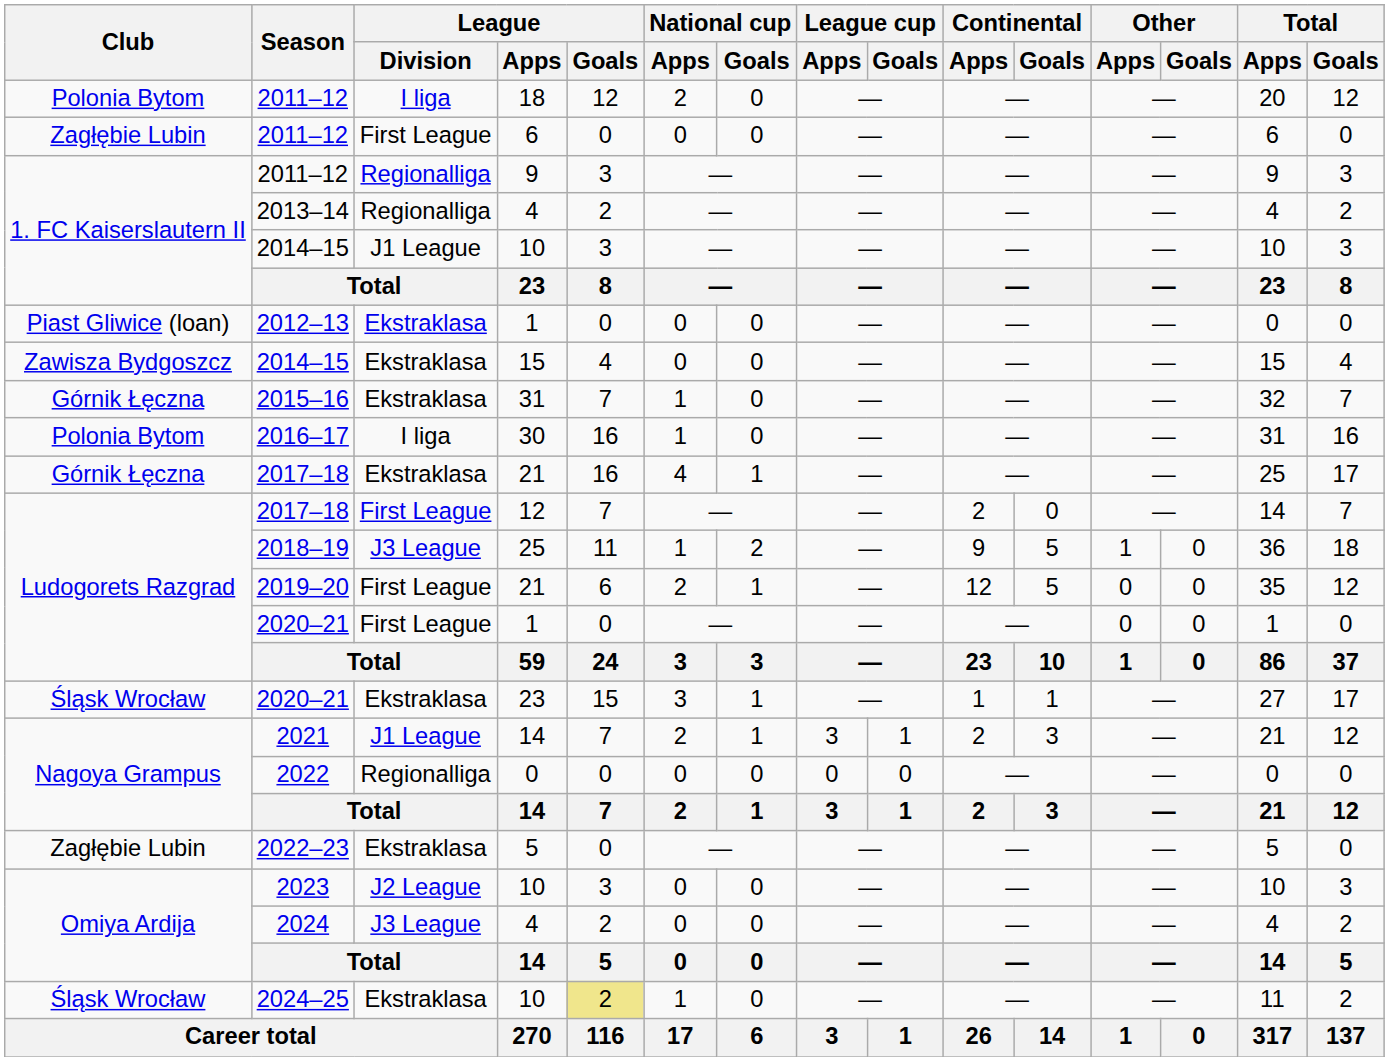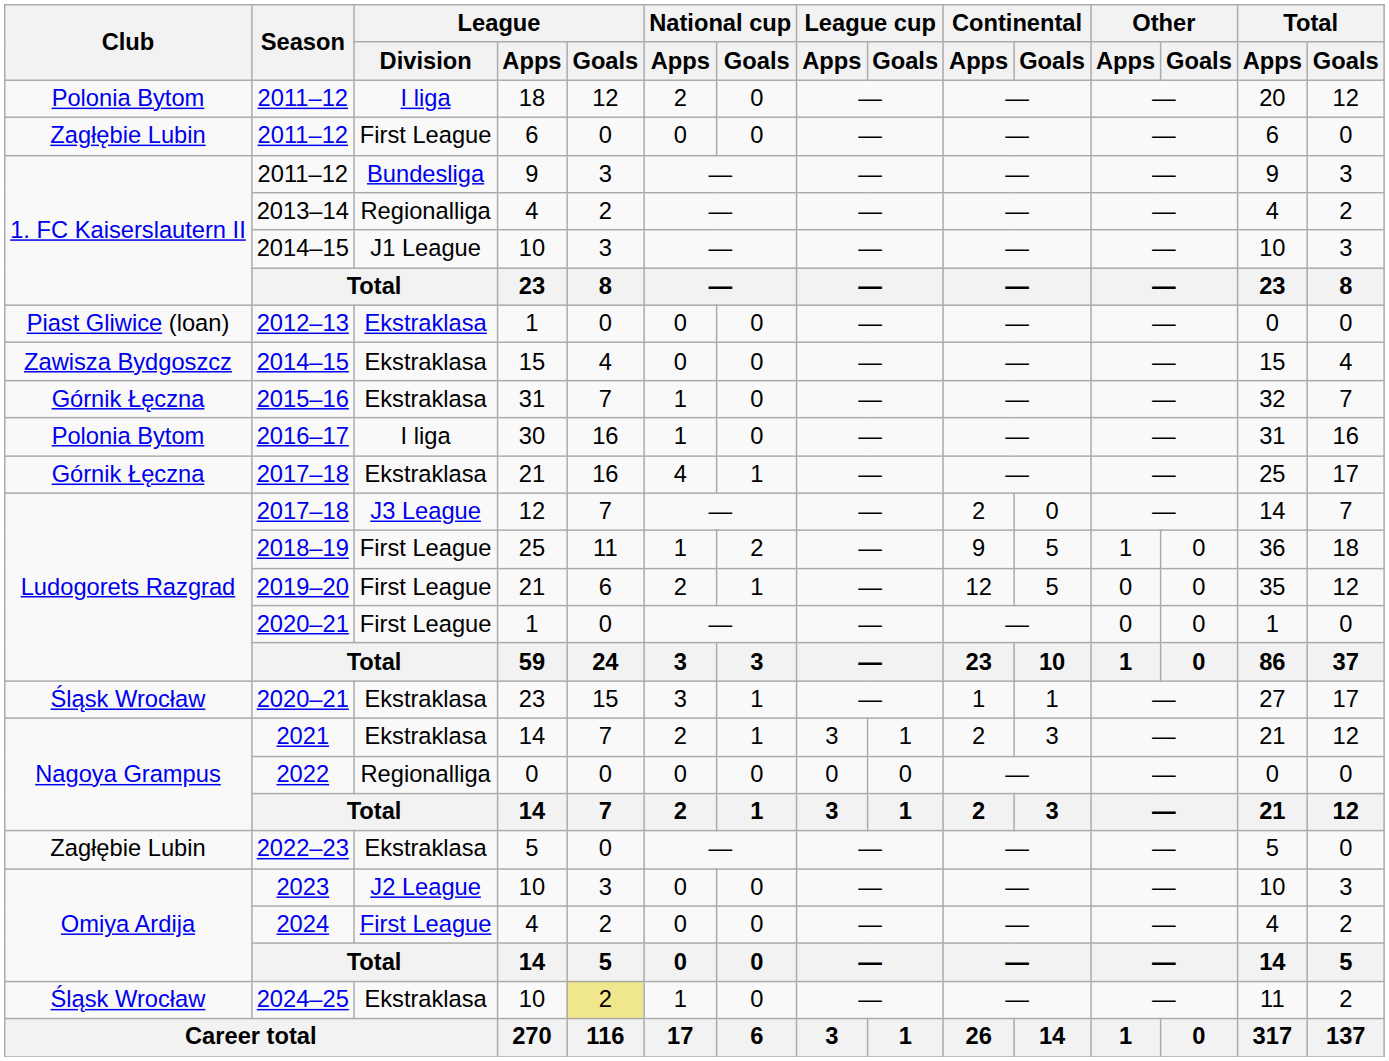(426, 173) Regionalliga -> (426, 173) Bundesliga
(426, 511) First League -> (426, 511) J3 League
(426, 549) J3 League -> (426, 549) First League
(426, 736) J1 League -> (426, 736) Ekstraklasa
(426, 924) J3 League -> (426, 924) First League
